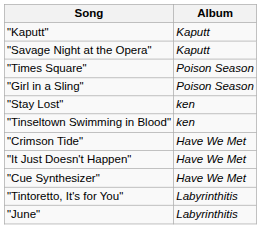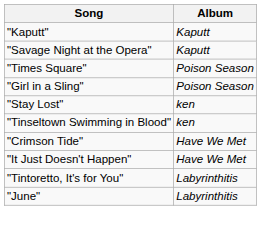- row: (53, 178)
